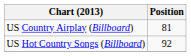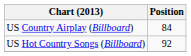(167, 28) 81 -> (167, 28) 84
